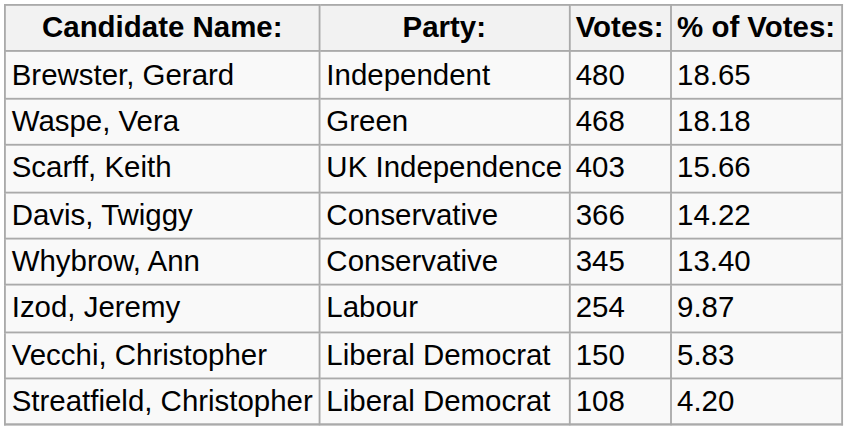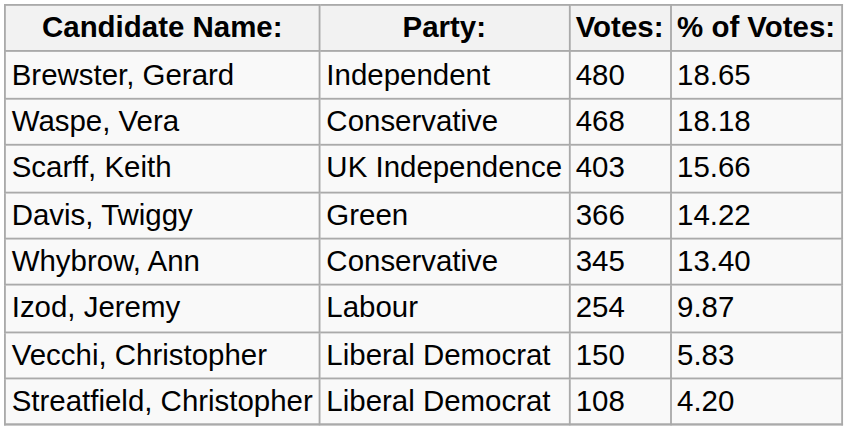(367, 121) Green -> (412, 121) Conservative
(412, 214) Conservative -> (367, 214) Green
